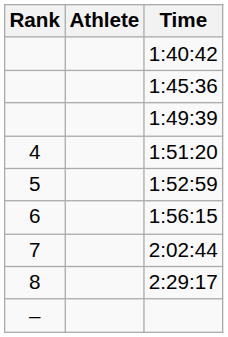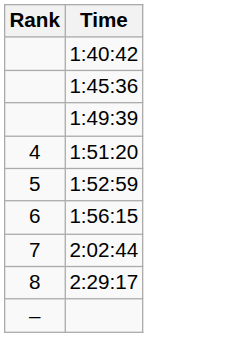- column: (104, 20)
